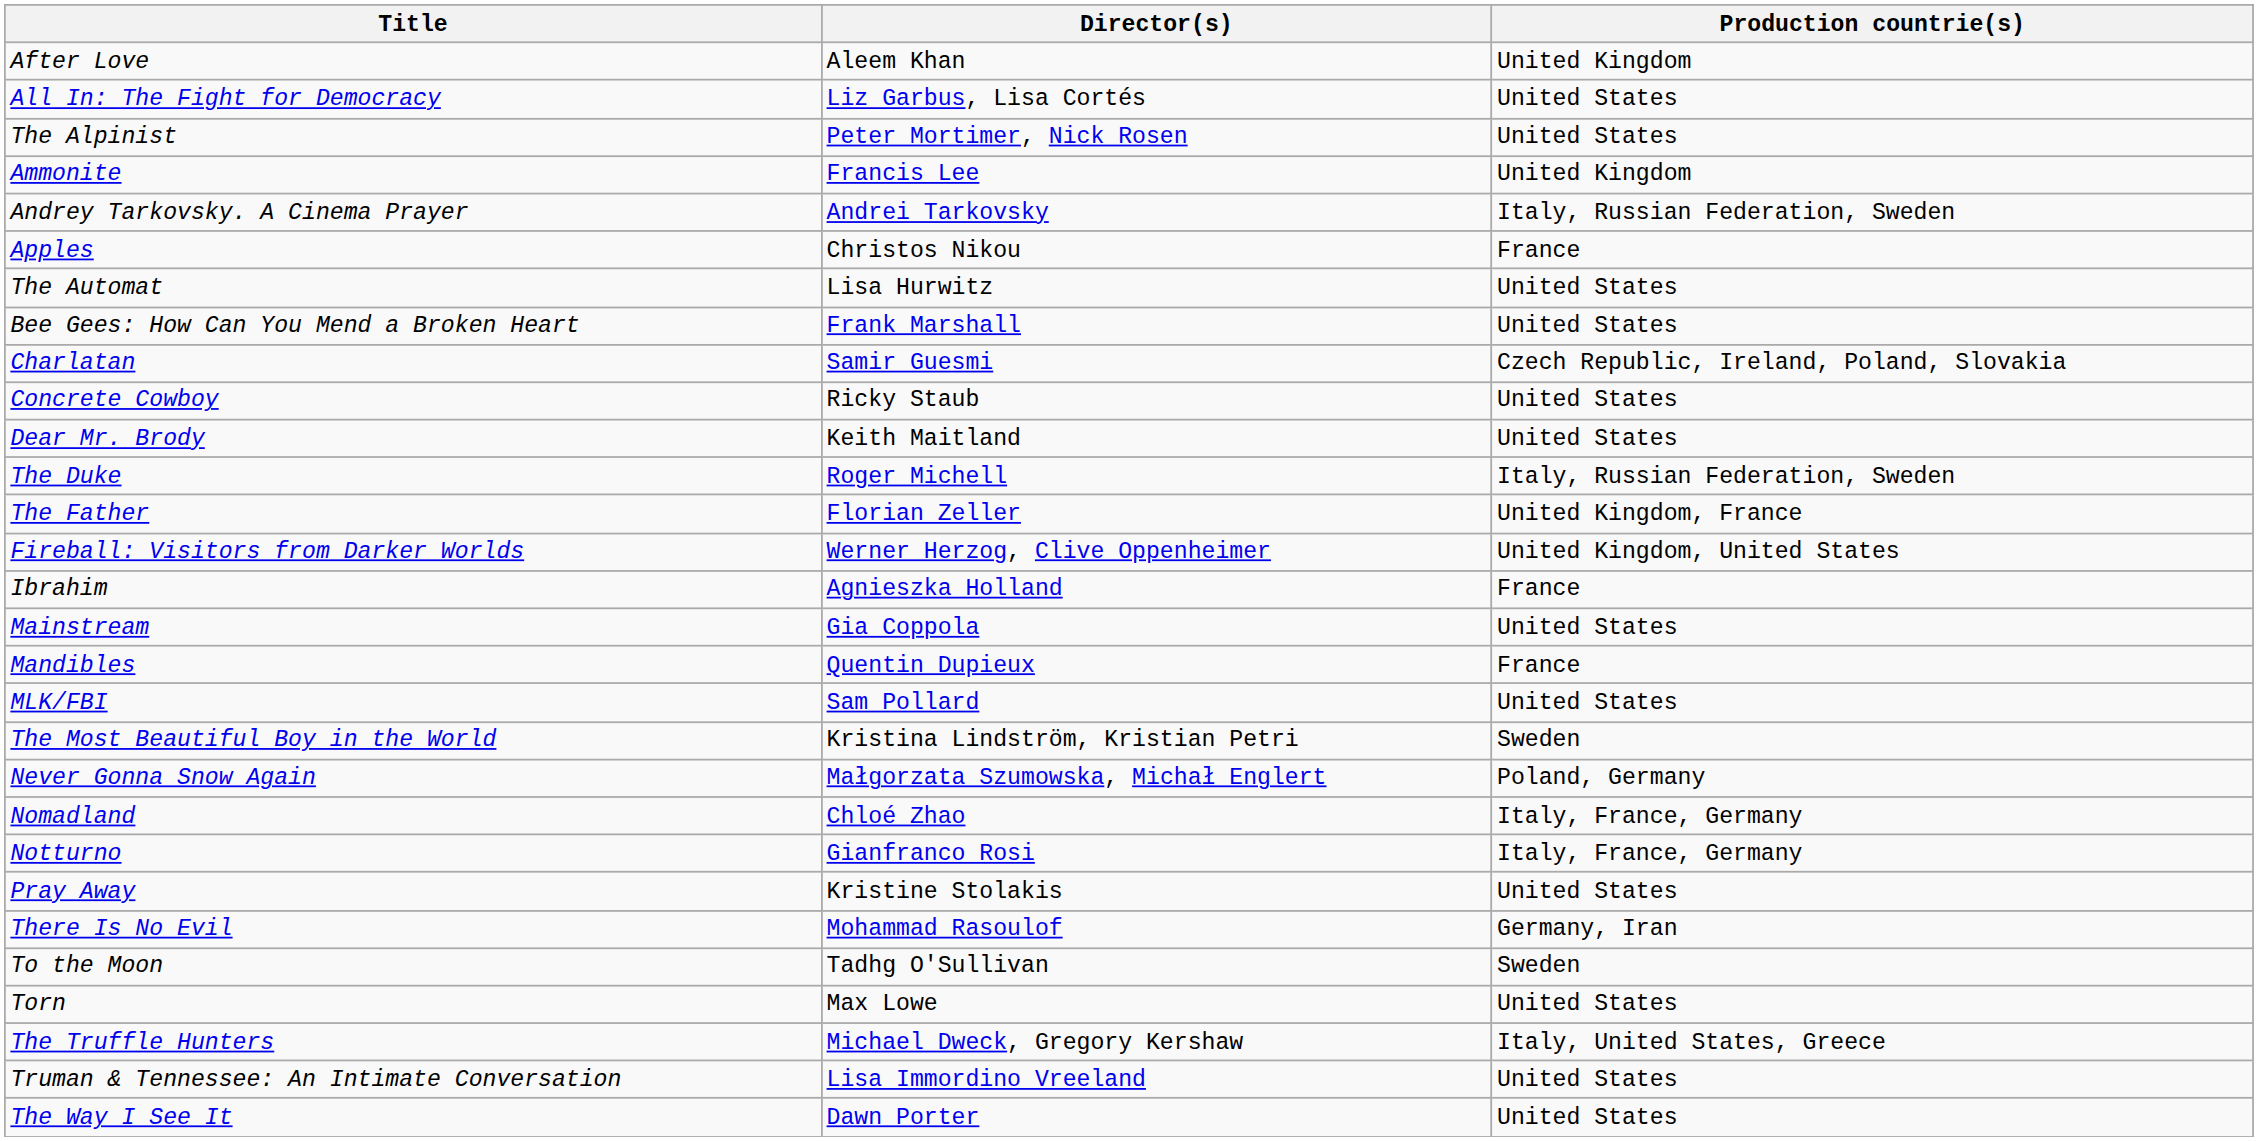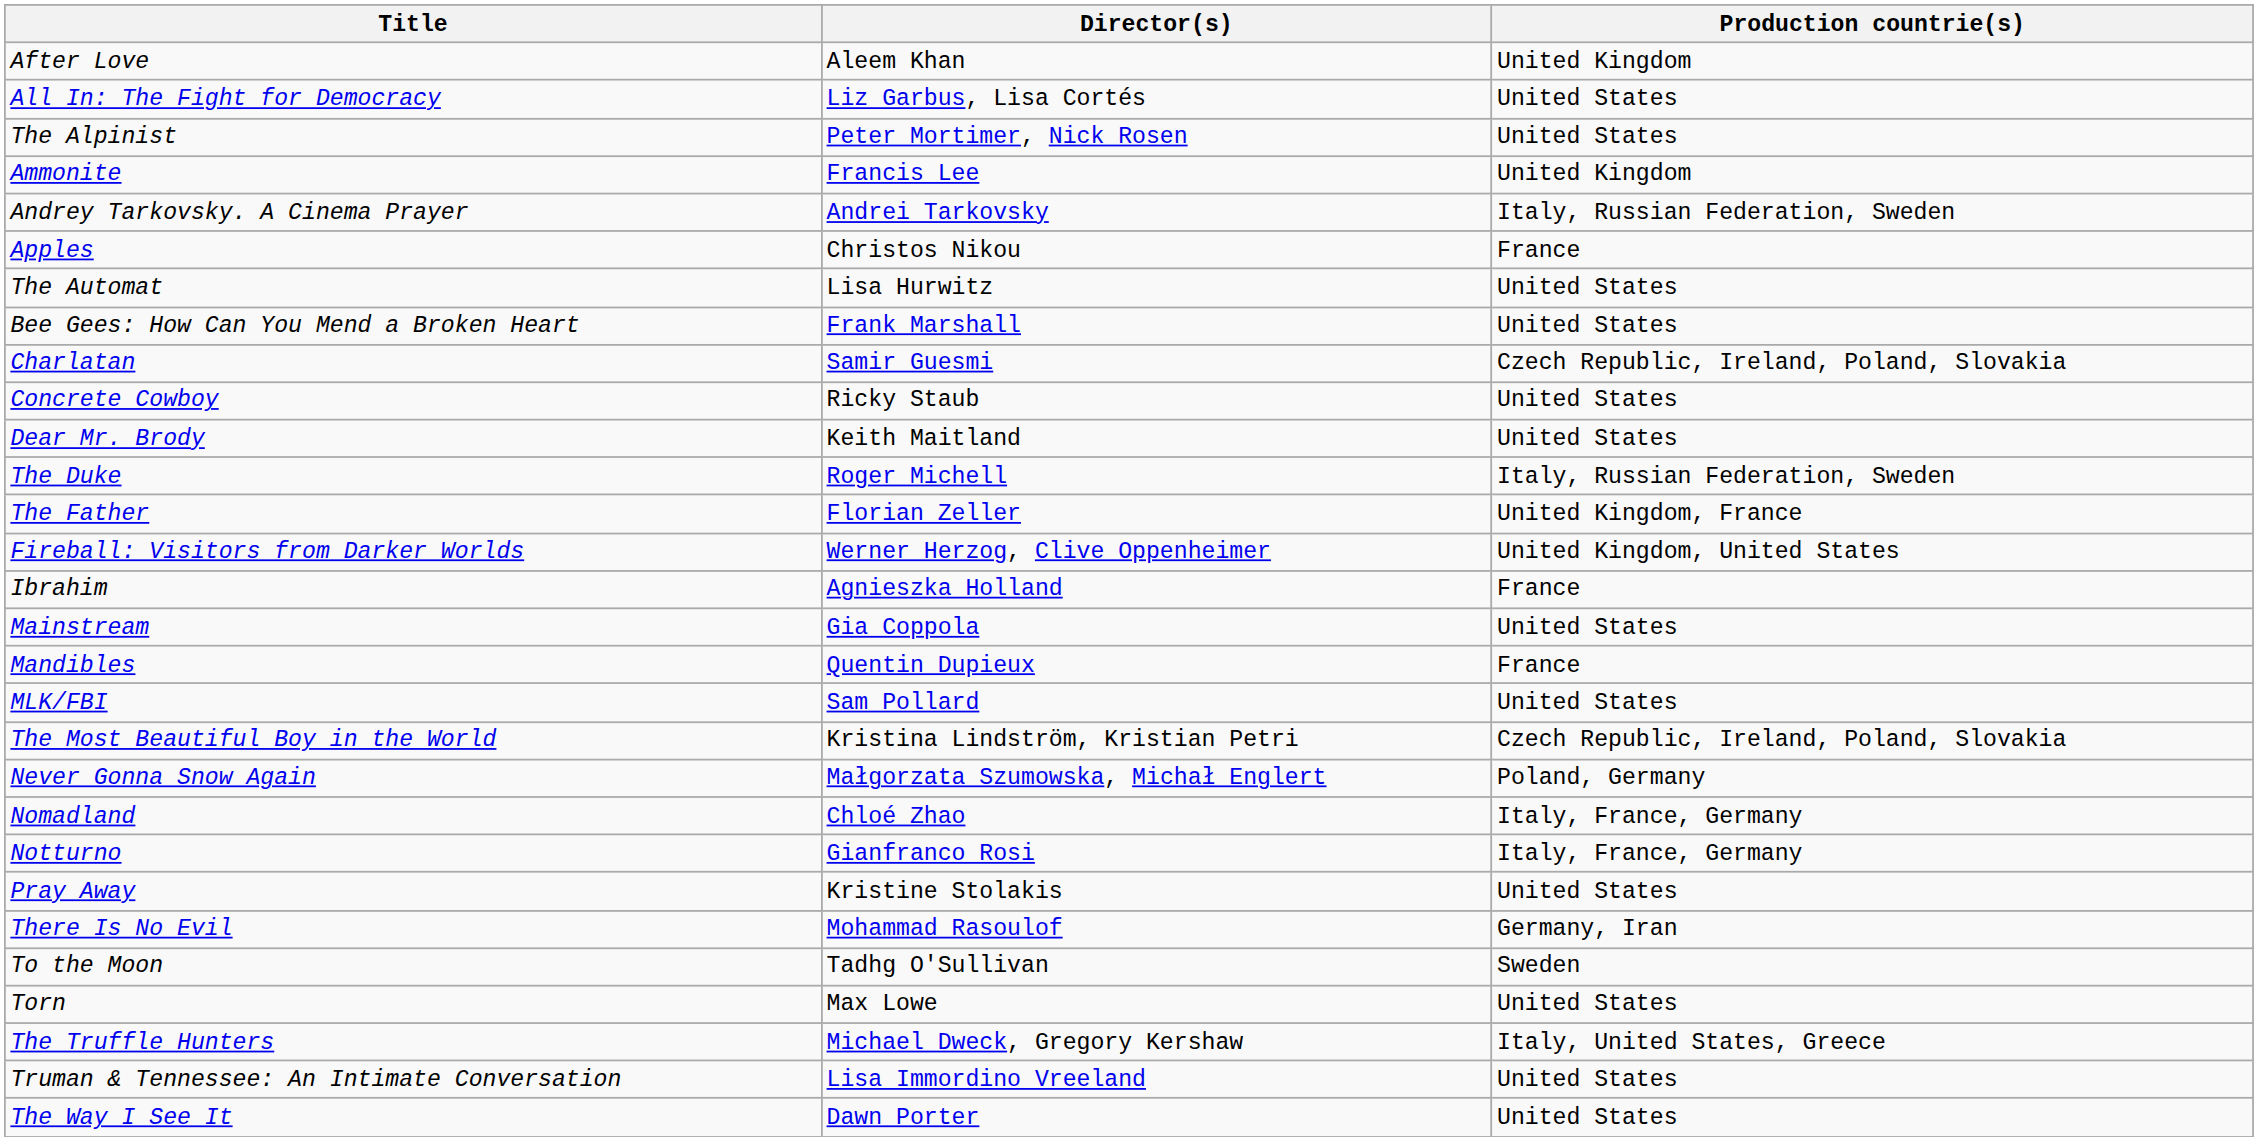(1539, 740) Sweden -> (1782, 740) Czech Republic, Ireland, Poland, Slovakia
